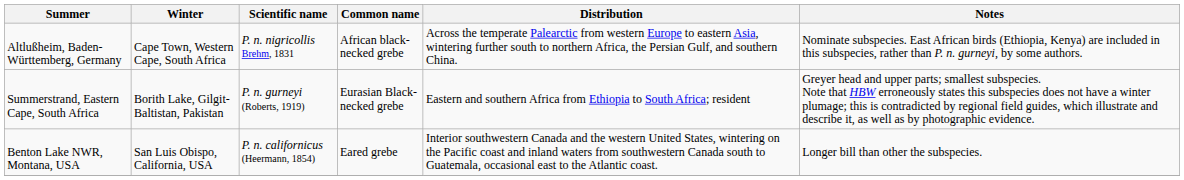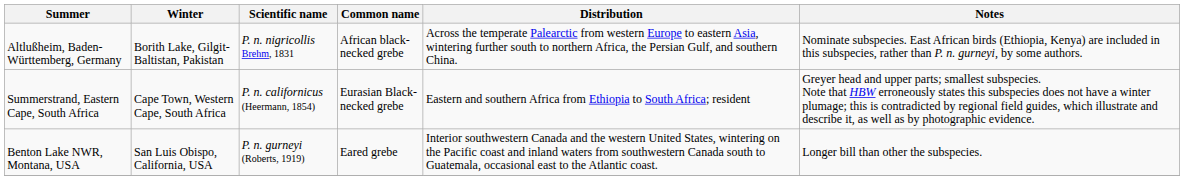(184, 53) Cape Town, Western Cape, South Africa -> (182, 53) Borith Lake, Gilgit-Baltistan, Pakistan
(182, 106) Borith Lake, Gilgit-Baltistan, Pakistan -> (184, 106) Cape Town, Western Cape, South Africa
(273, 99) P. n. gurneyi (Roberts, 1919) -> (282, 99) P. n. californicus (Heermann, 1854)
(282, 152) P. n. californicus (Heermann, 1854) -> (273, 152) P. n. gurneyi (Roberts, 1919)
